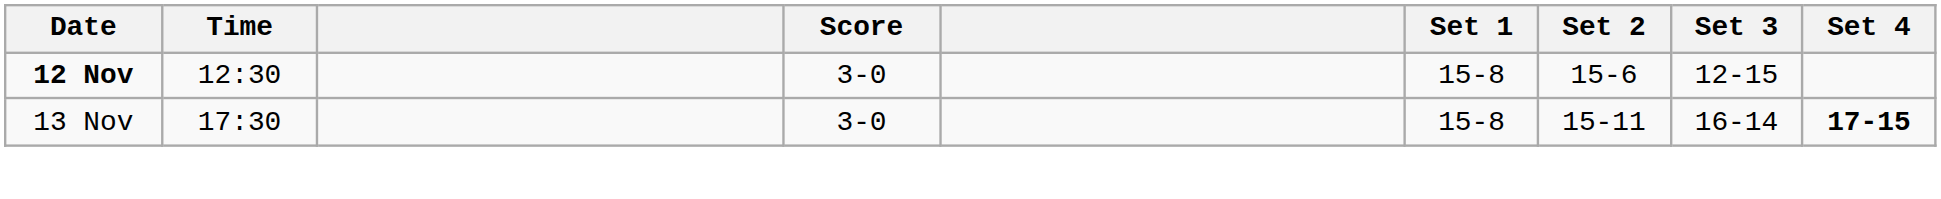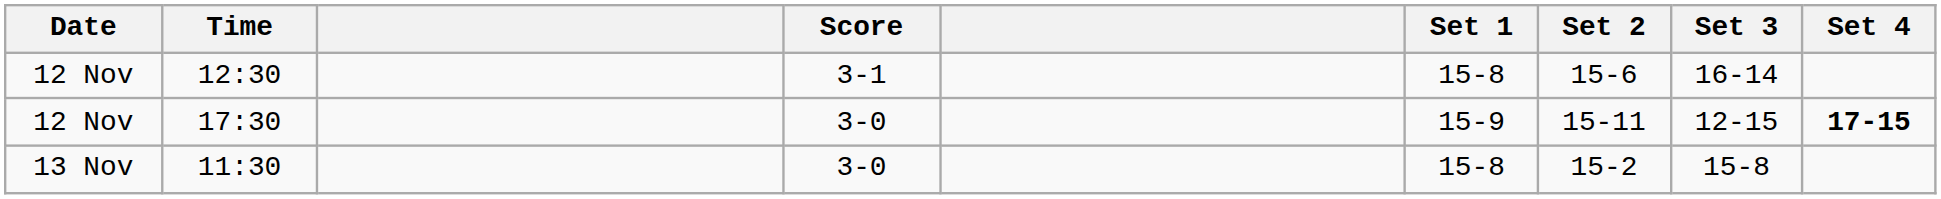(83, 75) bold -> (83, 75) normal
(861, 75) 3-0 -> (861, 75) 3-1
(1736, 75) 12-15 -> (1736, 75) 16-14
(83, 122) 13 Nov -> (83, 122) 12 Nov
(1472, 122) 15-8 -> (1472, 122) 15-9
(1736, 122) 16-14 -> (1736, 122) 12-15
+ row: (240, 169)
